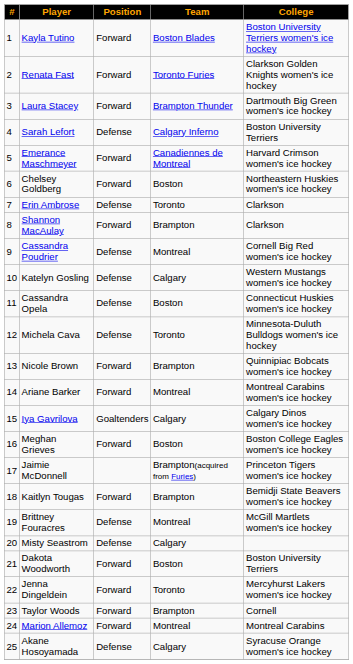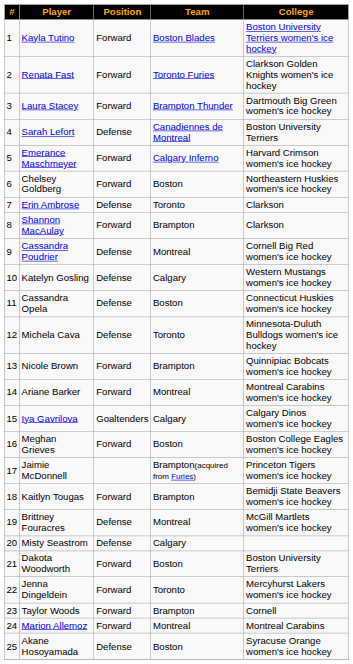(186, 132) Calgary Inferno -> (188, 132) Canadiennes de Montreal
(188, 158) Canadiennes de Montreal -> (186, 158) Calgary Inferno
(169, 646) Calgary -> (168, 646) Boston
